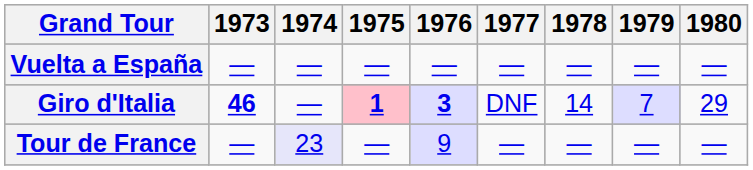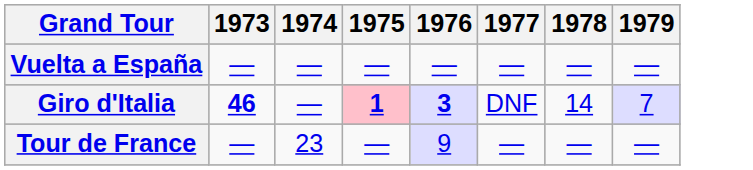- column: (714, 24)
(309, 143) lavender background -> (309, 143) no background
